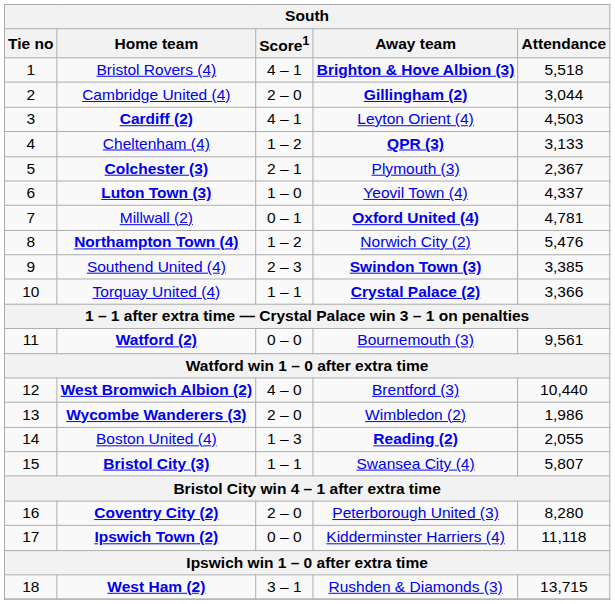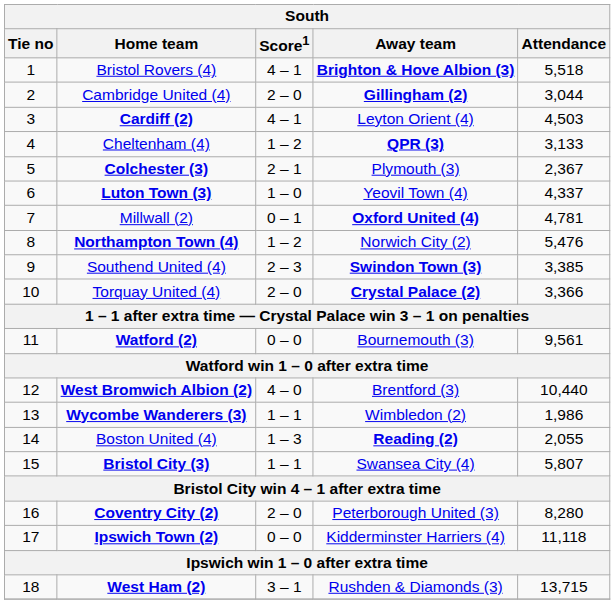(284, 291) 1 – 1 -> (284, 291) 2 – 0
(284, 414) 2 – 0 -> (284, 414) 1 – 1
